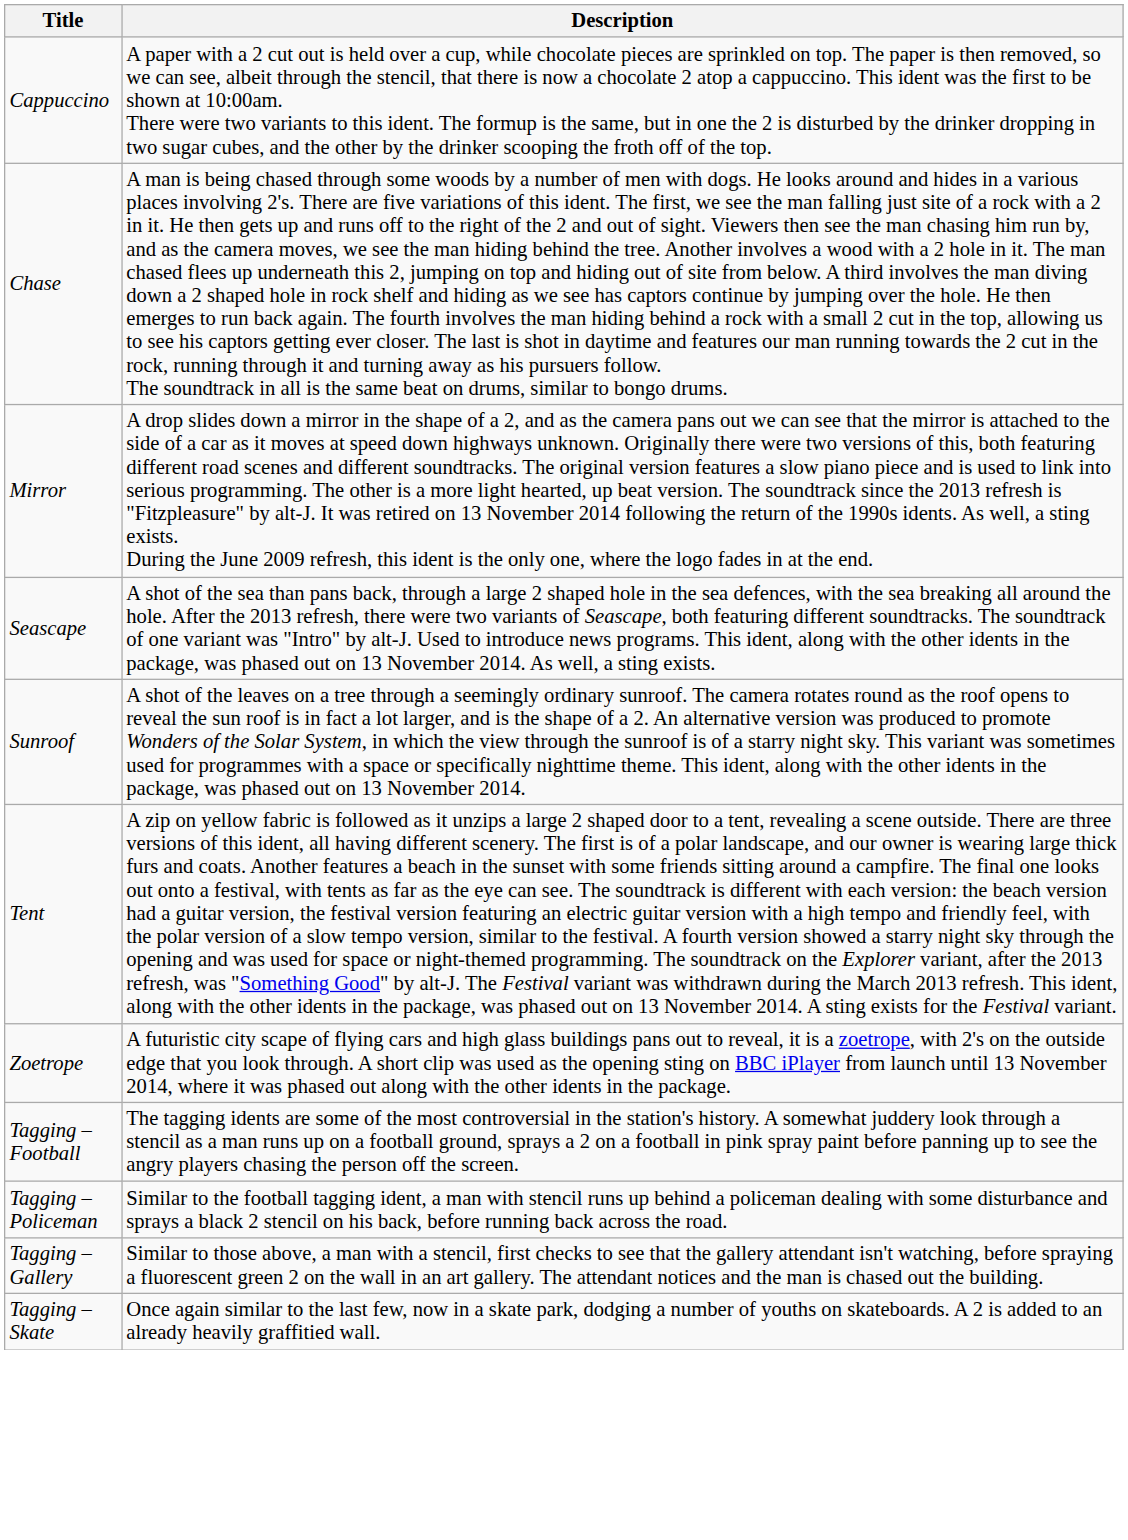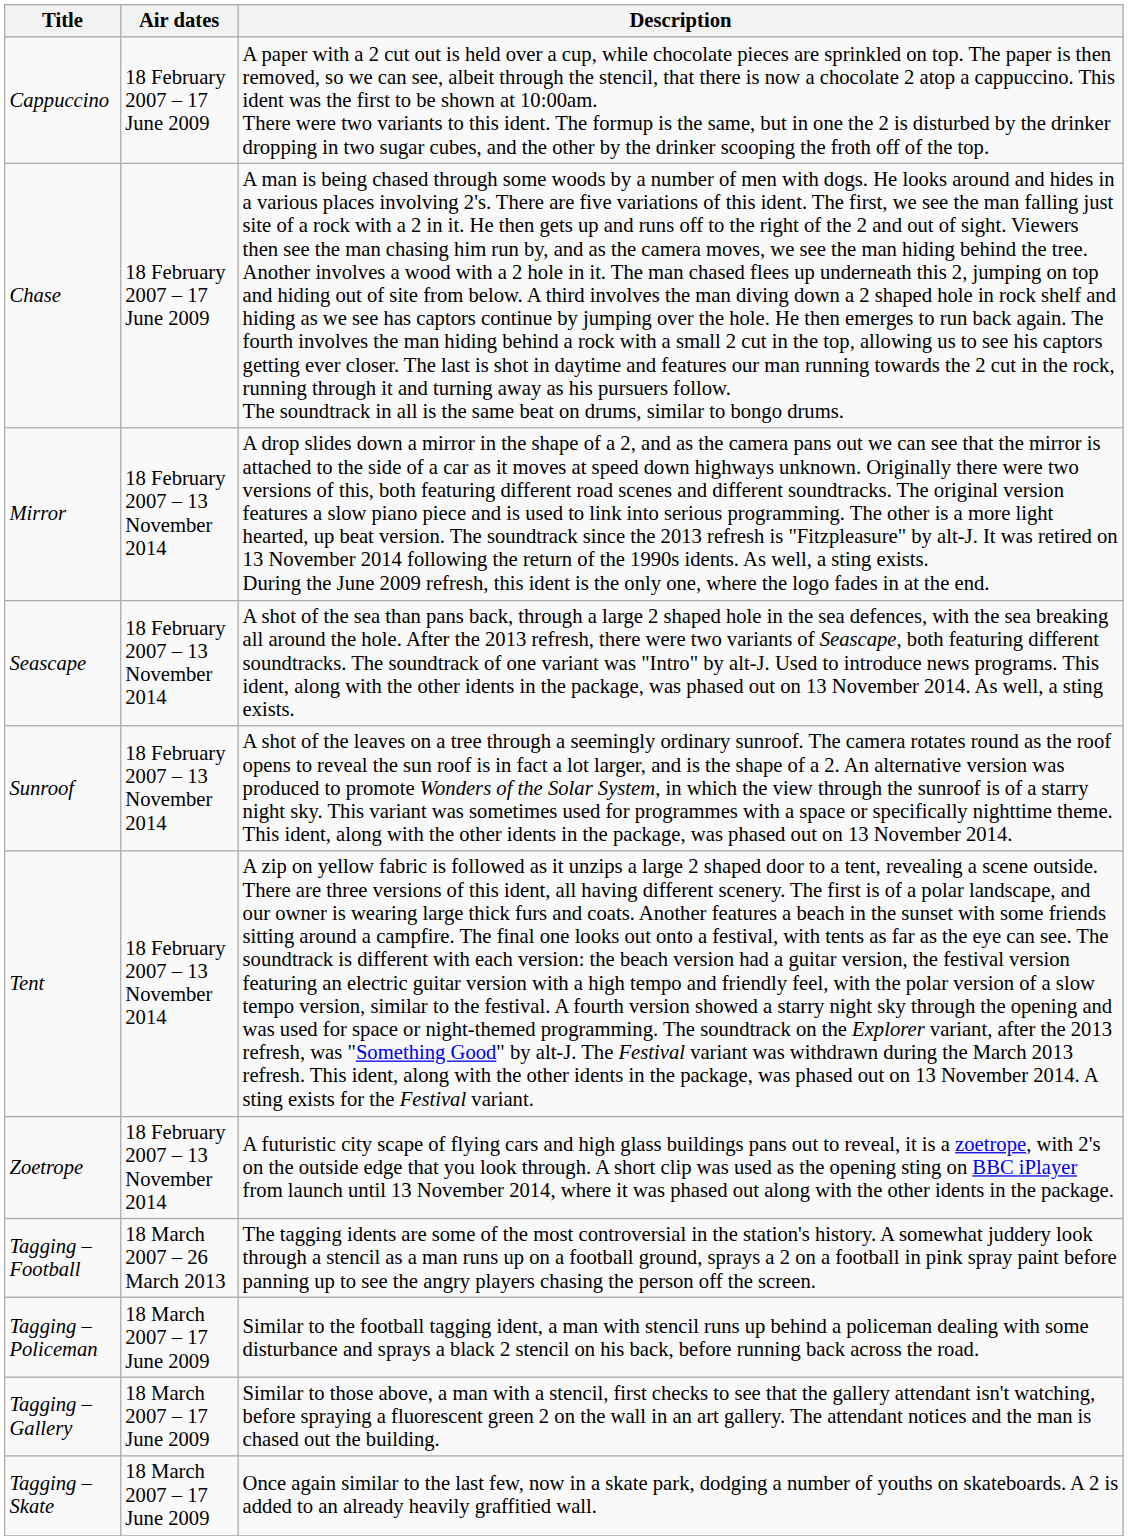+ column: (179, 20)
